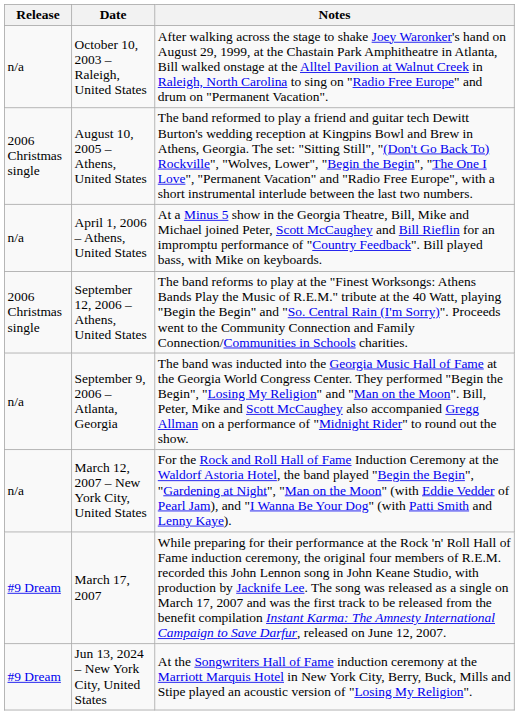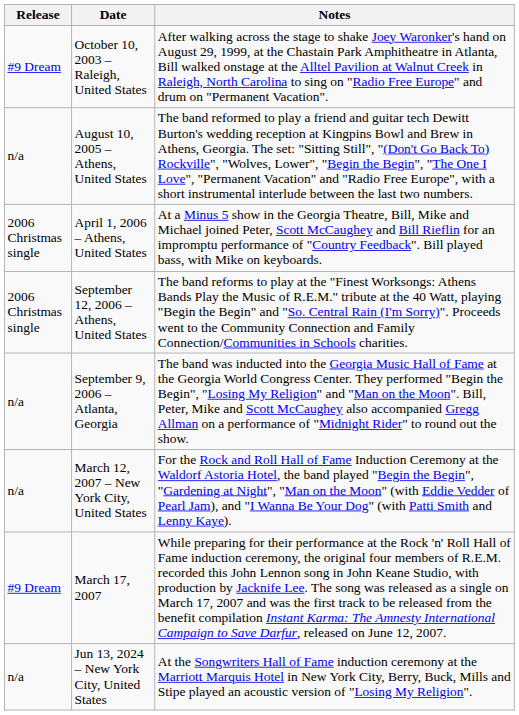(16, 66) n/a -> (34, 66) #9 Dream
(35, 156) 2006 Christmas single -> (16, 156) n/a
(16, 237) n/a -> (35, 237) 2006 Christmas single
(34, 677) #9 Dream -> (16, 677) n/a
